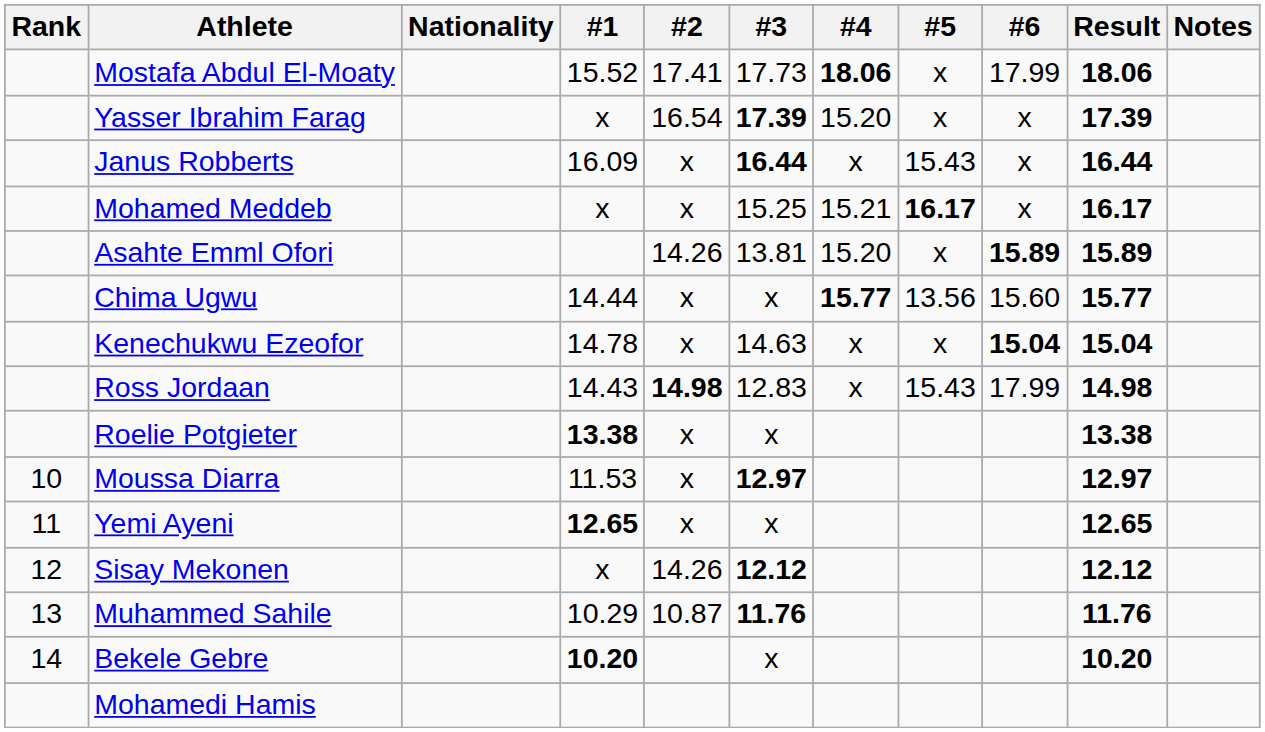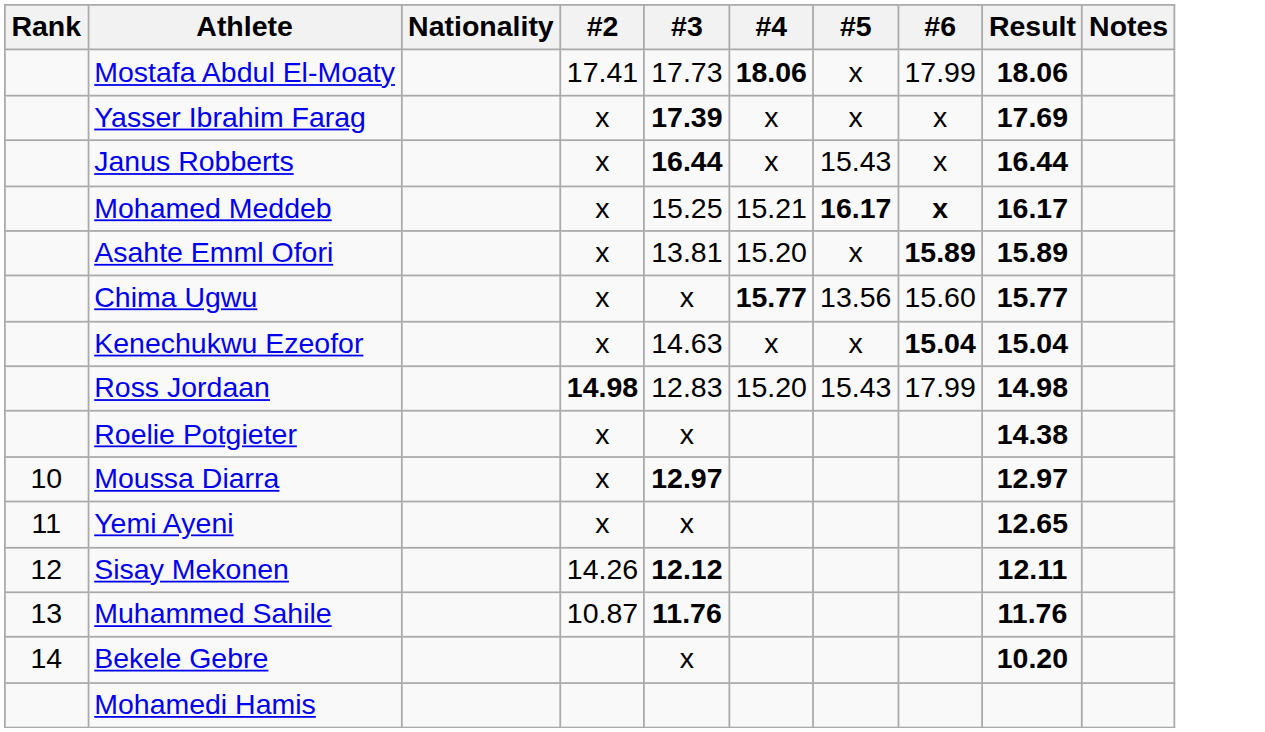- column: (602, 27)
(687, 117) 16.54 -> (602, 117) x
(856, 117) 15.20 -> (771, 117) x
(1117, 117) 17.39 -> (1032, 117) 17.69
(1025, 207) normal -> (940, 207) bold
(687, 252) 14.26 -> (602, 252) x
(856, 388) x -> (771, 388) 15.20
(1117, 433) 13.38 -> (1032, 433) 14.38
(1117, 569) 12.12 -> (1032, 569) 12.11
